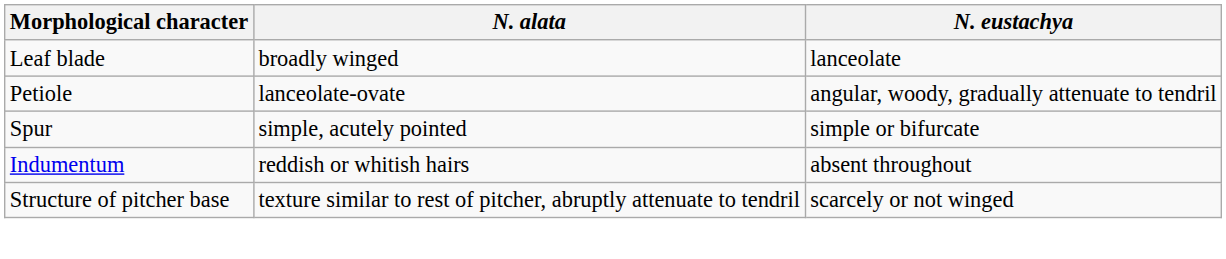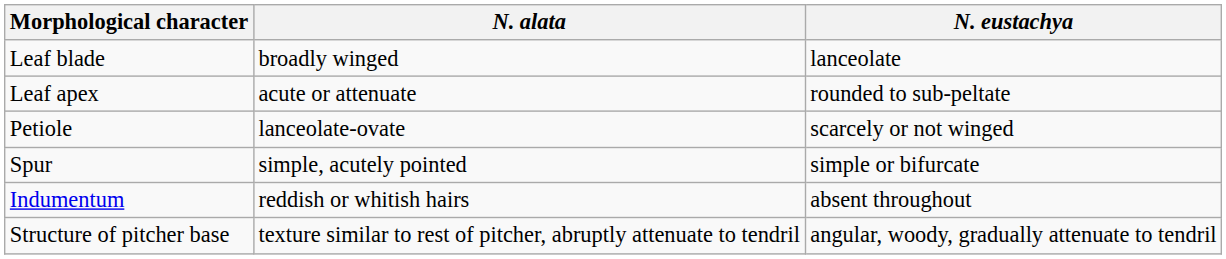+ row: (54, 93)
(1013, 93) angular, woody, gradually attenuate to tendril -> (912, 128) scarcely or not winged
(912, 199) scarcely or not winged -> (1013, 235) angular, woody, gradually attenuate to tendril
